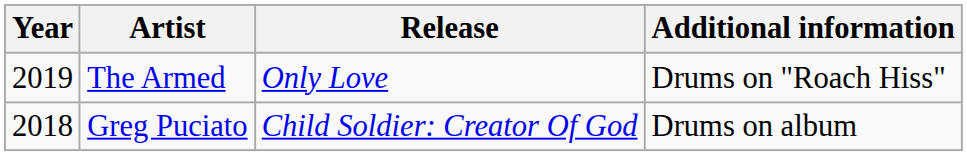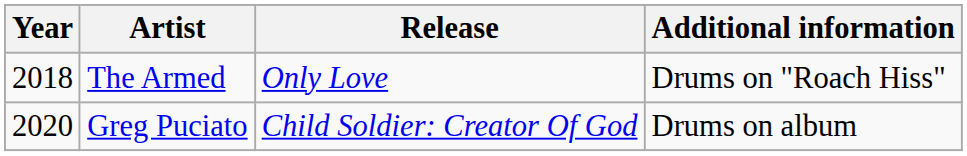(43, 77) 2019 -> (43, 77) 2018
(43, 125) 2018 -> (43, 125) 2020
